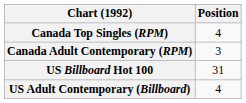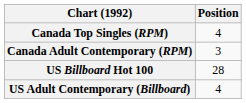(218, 70) 31 -> (218, 70) 28
